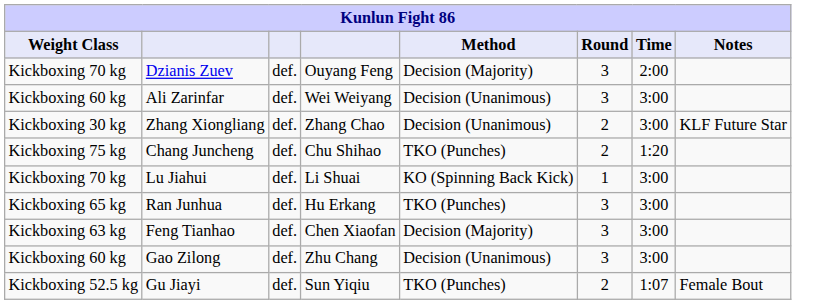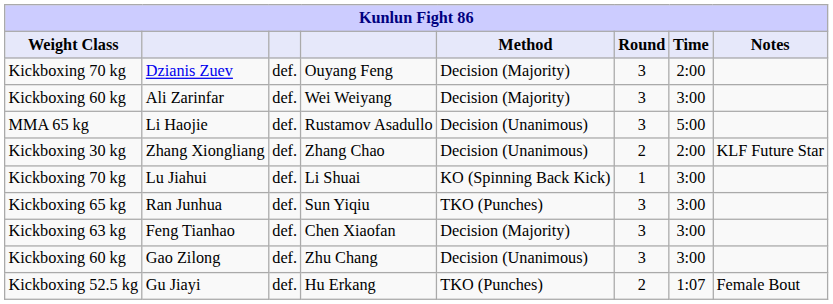(477, 98) Decision (Unanimous) -> (505, 98) Decision (Majority)
+ row: (177, 124)
(654, 124) 3:00 -> (691, 151) 2:00
- row: (200, 151)
(340, 205) Hu Erkang -> (337, 205) Sun Yiqiu
(337, 285) Sun Yiqiu -> (340, 285) Hu Erkang
